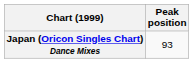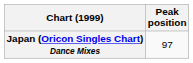(167, 44) 93 -> (167, 44) 97
